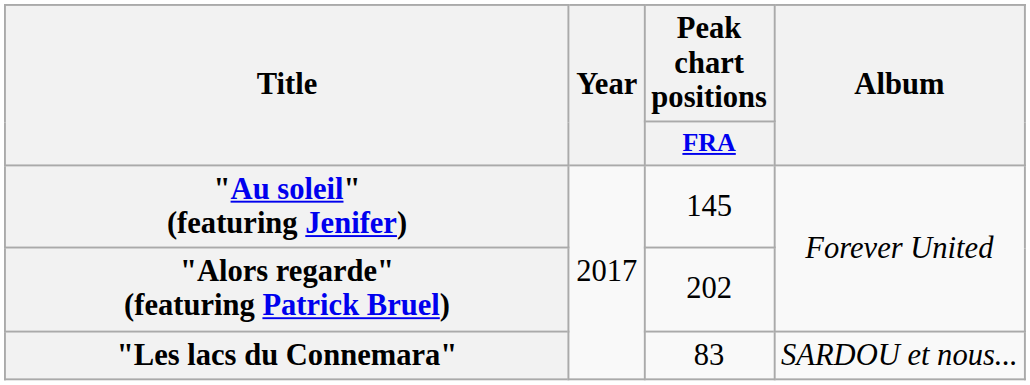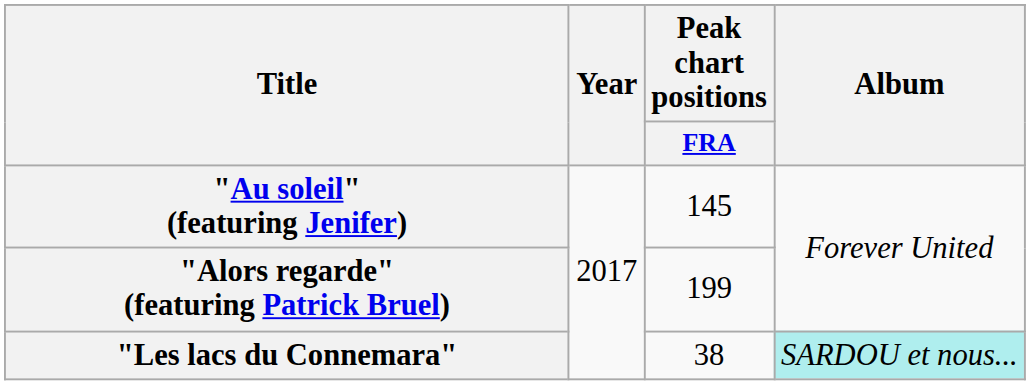(709, 288) 202 -> (709, 288) 199
(709, 354) 83 -> (709, 354) 38
(899, 354) no background -> (899, 354) paleturquoise background
